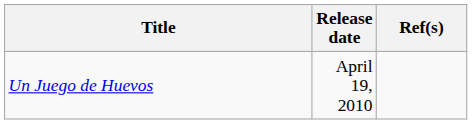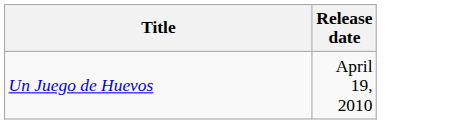- column: (421, 28)
